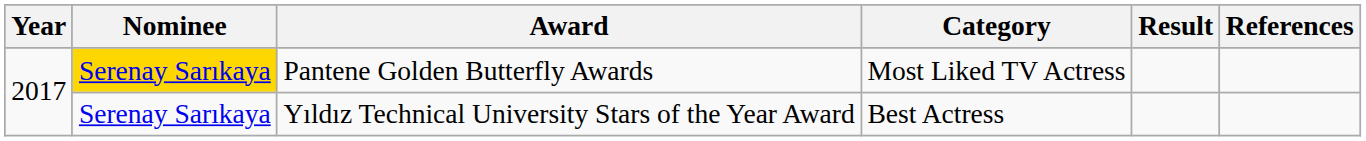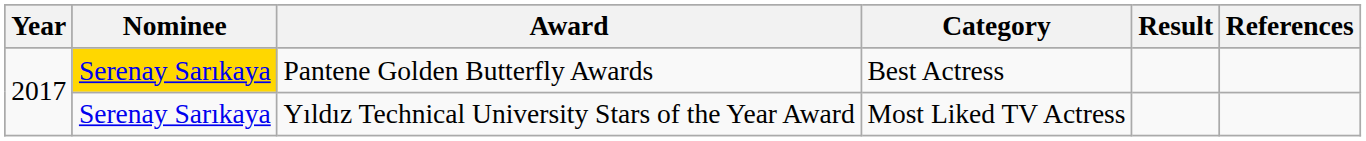(996, 69) Most Liked TV Actress -> (936, 69) Best Actress
(936, 113) Best Actress -> (996, 113) Most Liked TV Actress
